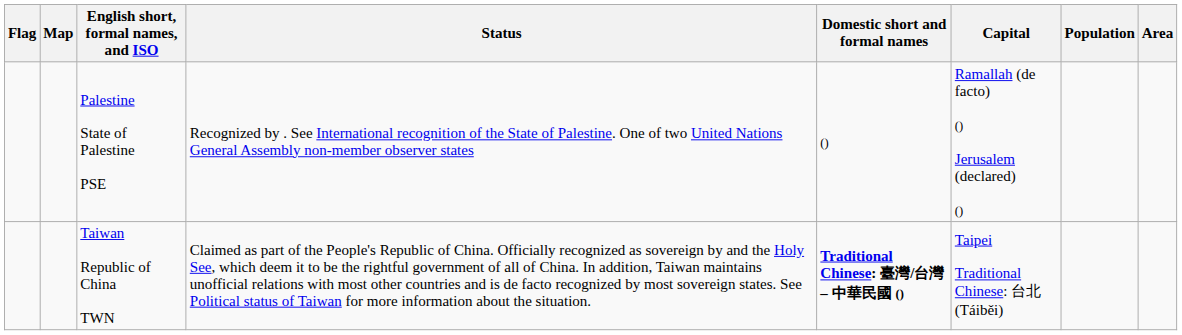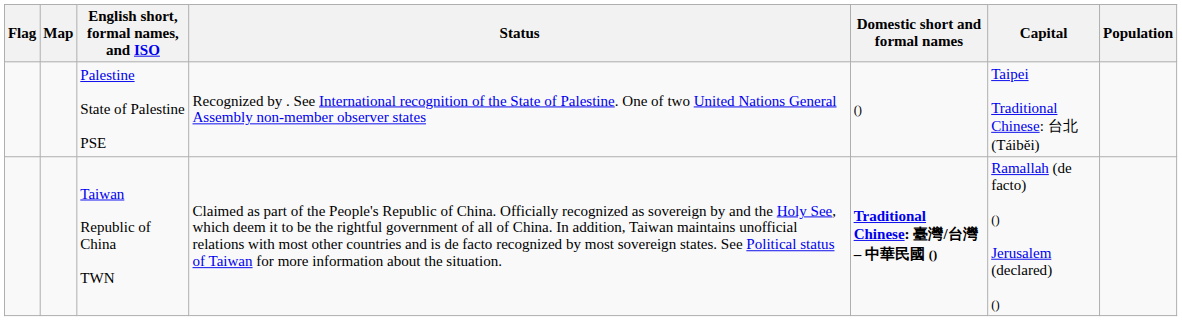- column: (1157, 33)
(995, 141) Ramallah (de facto) () Jerusalem (declared) () -> (1034, 109) Taipei Traditional Chinese: 台北 (Táiběi)
(998, 275) Taipei Traditional Chinese: 台北 (Táiběi) -> (1031, 236) Ramallah (de facto) () Jerusalem (declared) ()
